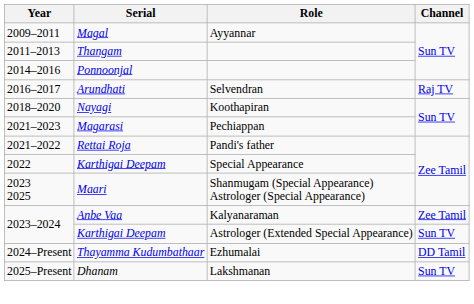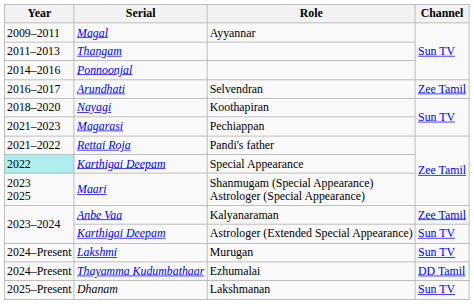(436, 88) Raj TV -> (442, 88) Zee Tamil
(19, 164) no background -> (19, 164) paleturquoise background
+ row: (97, 252)
